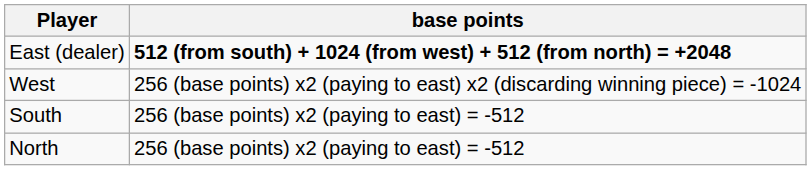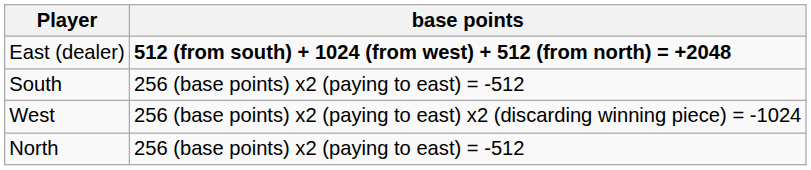rows swapped: (36, 116) <-> (32, 84)
